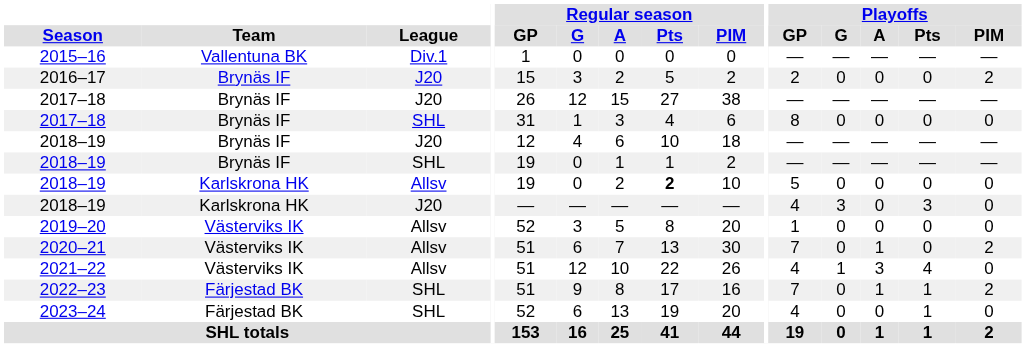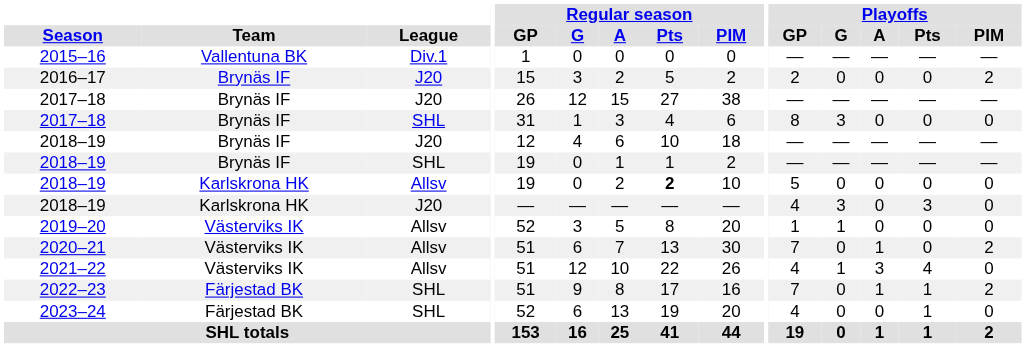(841, 120) 0 -> (841, 120) 3
(841, 226) 0 -> (841, 226) 1
